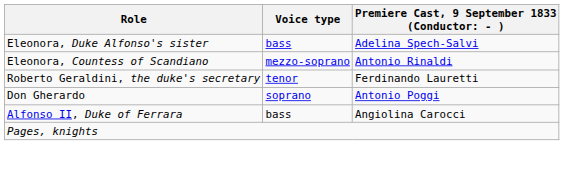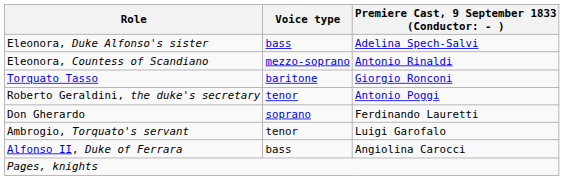+ row: (52, 78)
(417, 78) Ferdinando Lauretti -> (397, 96) Antonio Poggi
(397, 96) Antonio Poggi -> (417, 114) Ferdinando Lauretti
+ row: (98, 131)
